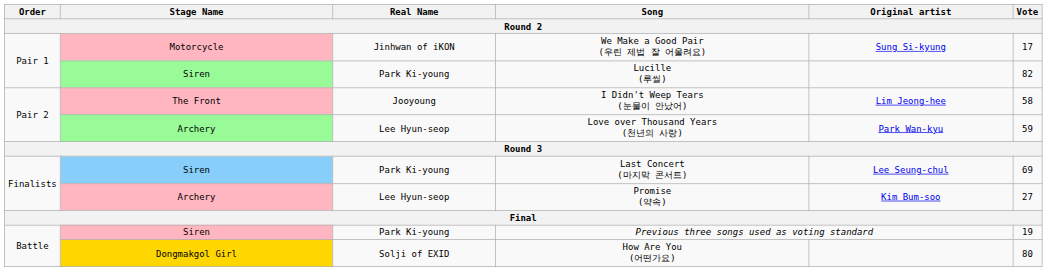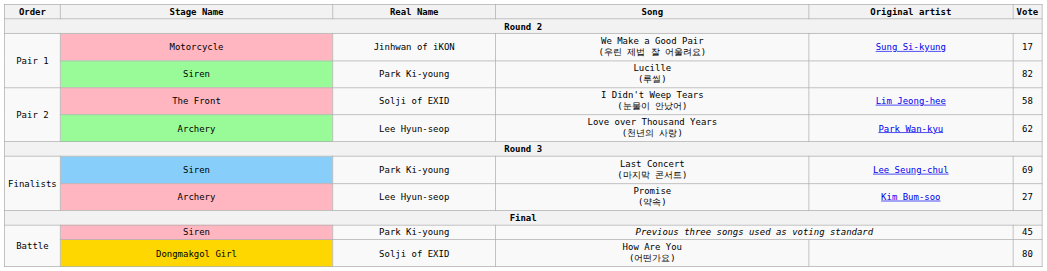(414, 101) Jooyoung -> (414, 101) Solji of EXID
(1027, 128) 59 -> (1027, 128) 62
(1027, 232) 19 -> (1027, 232) 45
